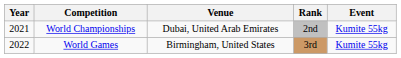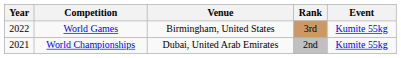rows swapped: (91, 29) <-> (91, 45)
